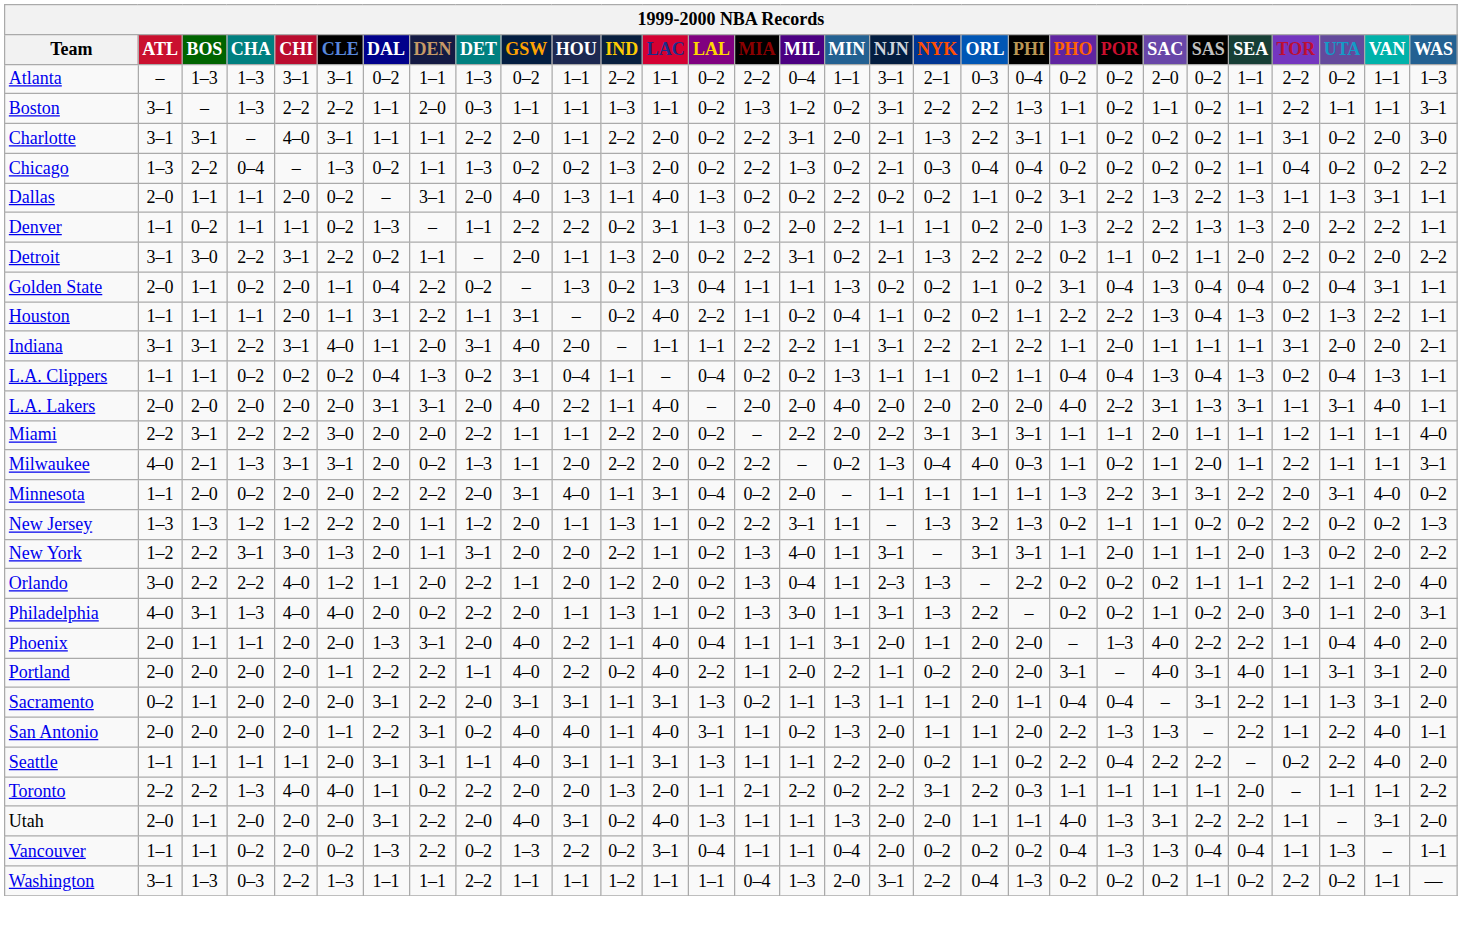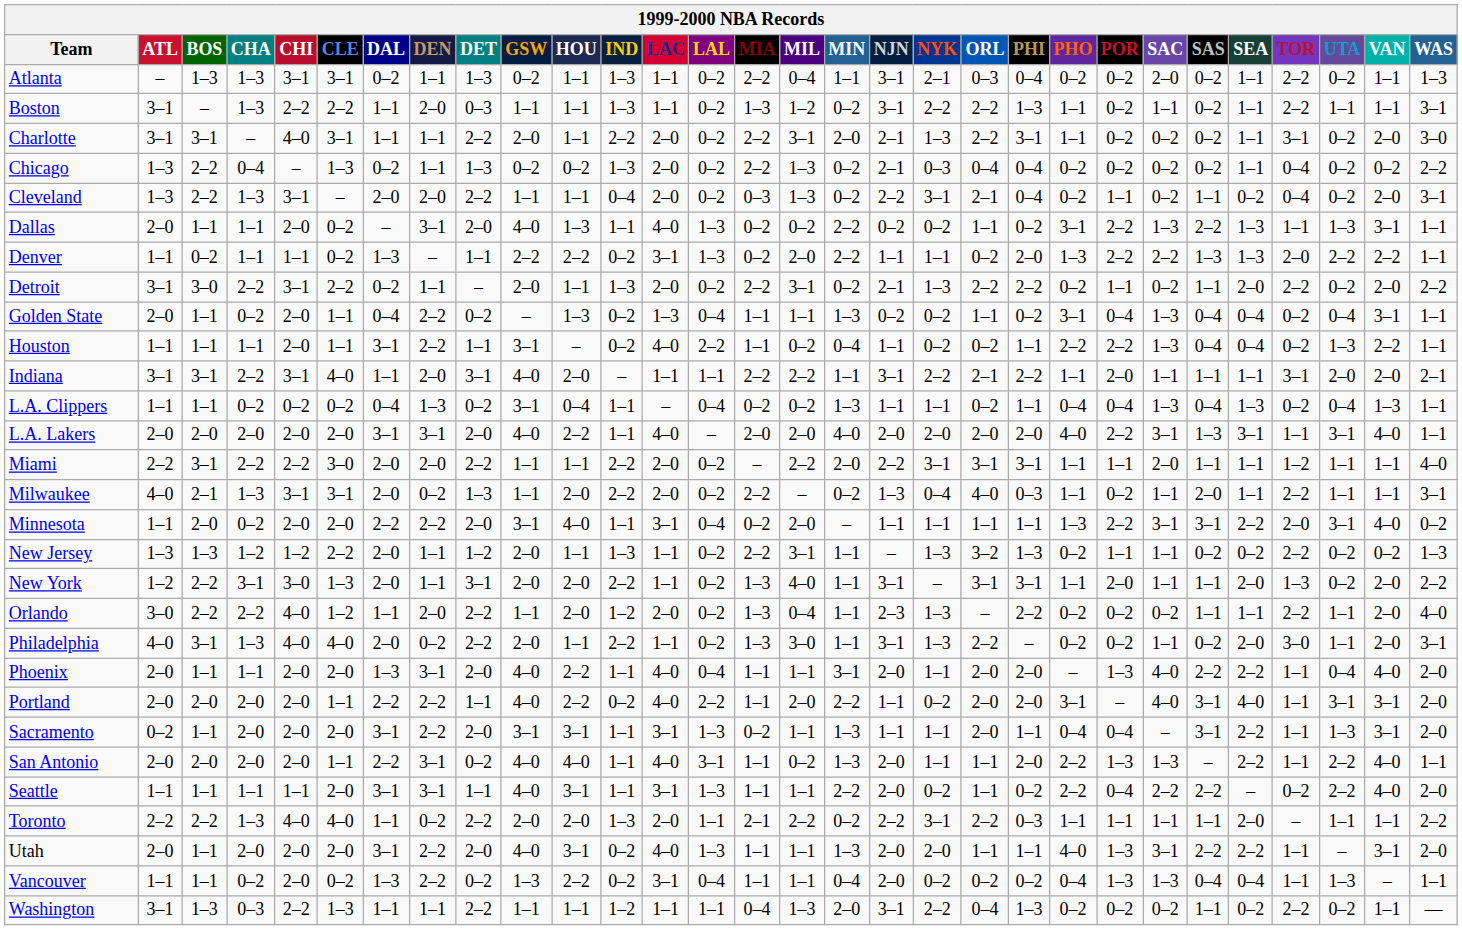(622, 79) 2–2 -> (622, 79) 1–3
+ row: (45, 197)
(1251, 316) 1–3 -> (1251, 346) 0–4
(622, 613) 1–3 -> (622, 643) 2–2
